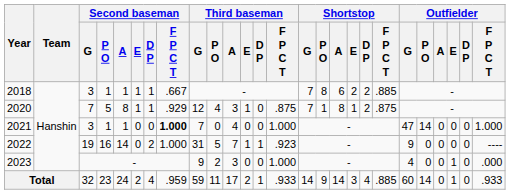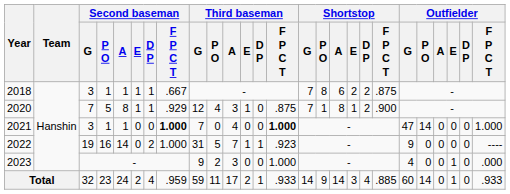(386, 91) .885 -> (386, 91) .875
(386, 109) .875 -> (386, 109) .900
(282, 127) normal -> (282, 127) bold
